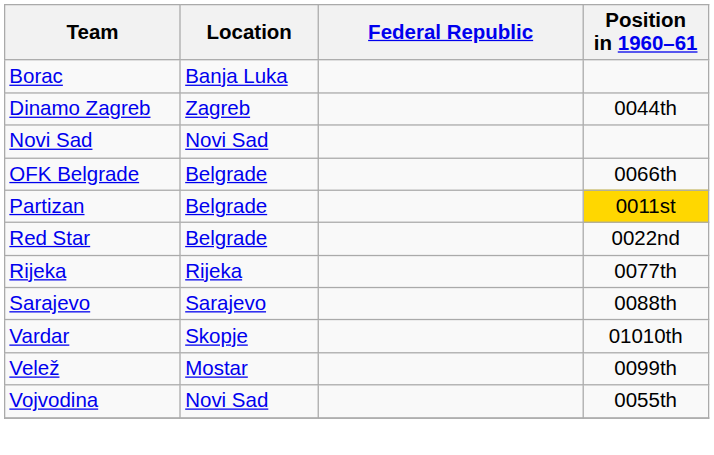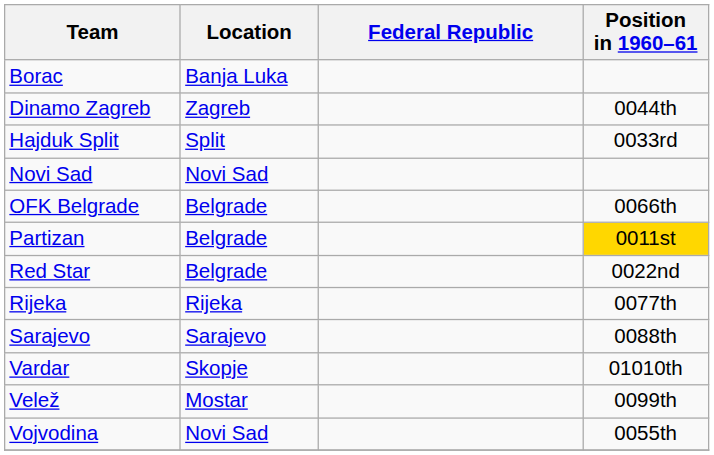+ row: (64, 141)
